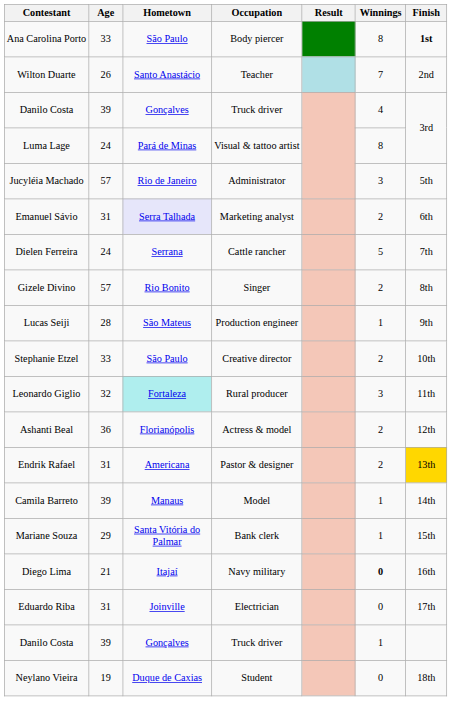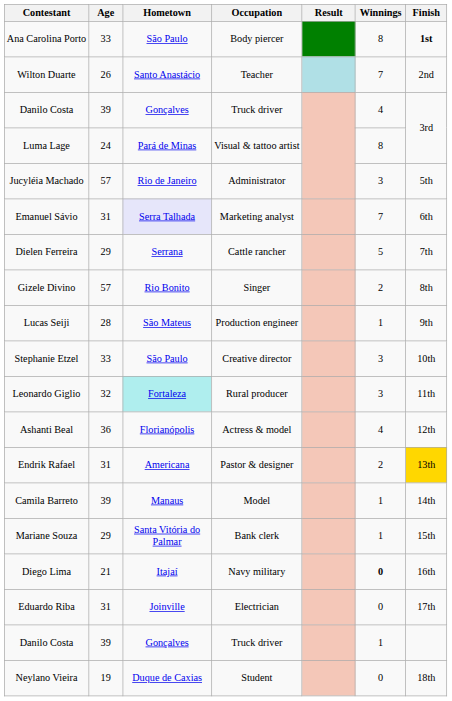(381, 217) 2 -> (381, 217) 7
(106, 252) 24 -> (106, 252) 29
(381, 359) 2 -> (381, 359) 3
(381, 430) 2 -> (381, 430) 4
